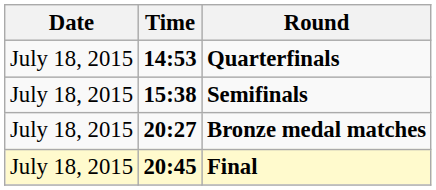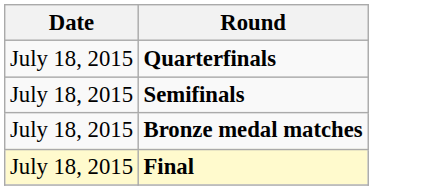- column: (170, 22)
